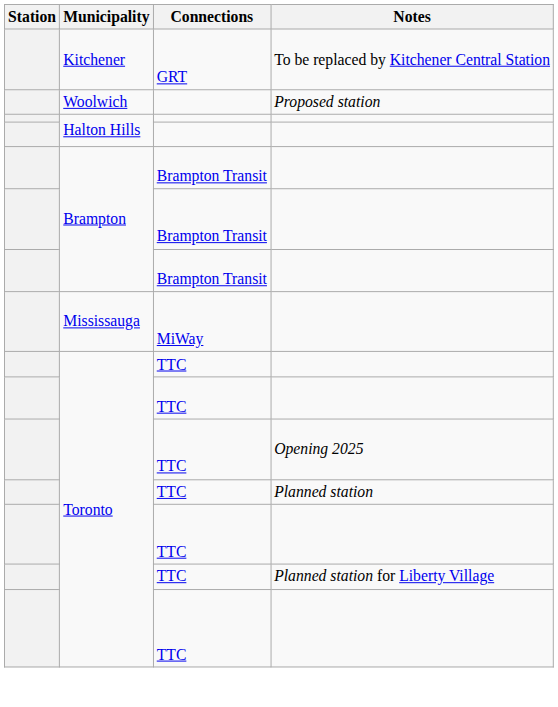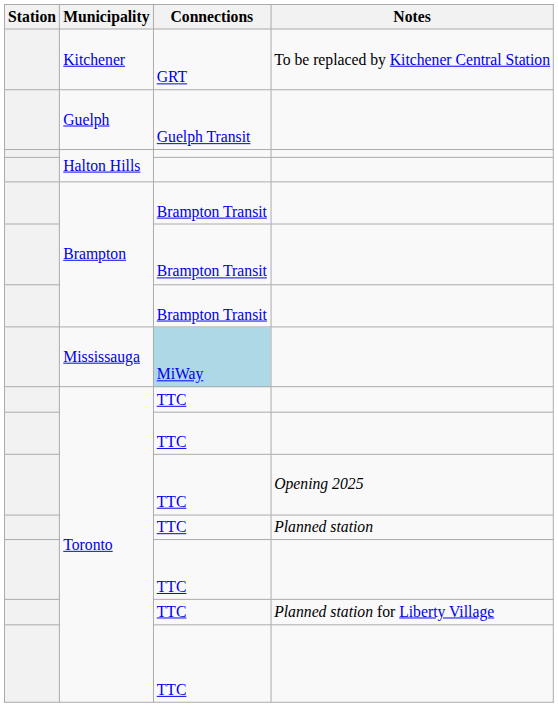- row: (95, 101)
+ row: (86, 119)
(180, 339) no background -> (180, 374) lightblue background
